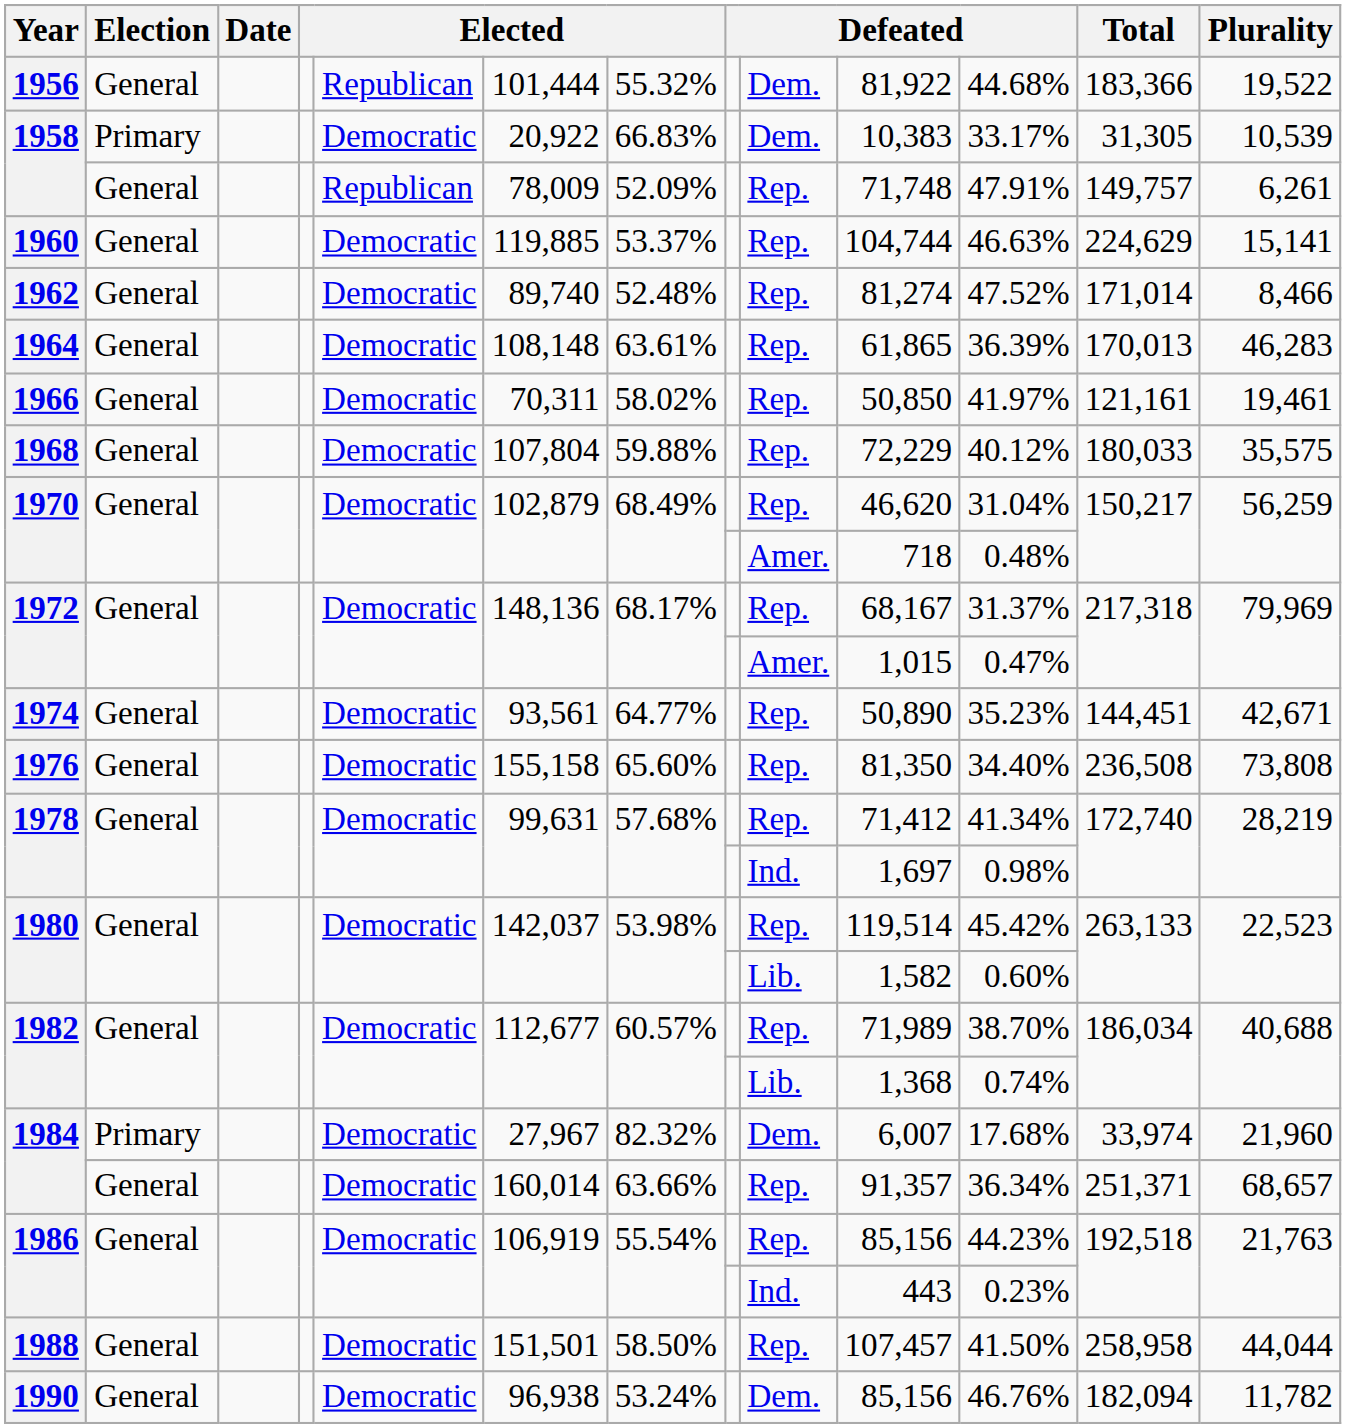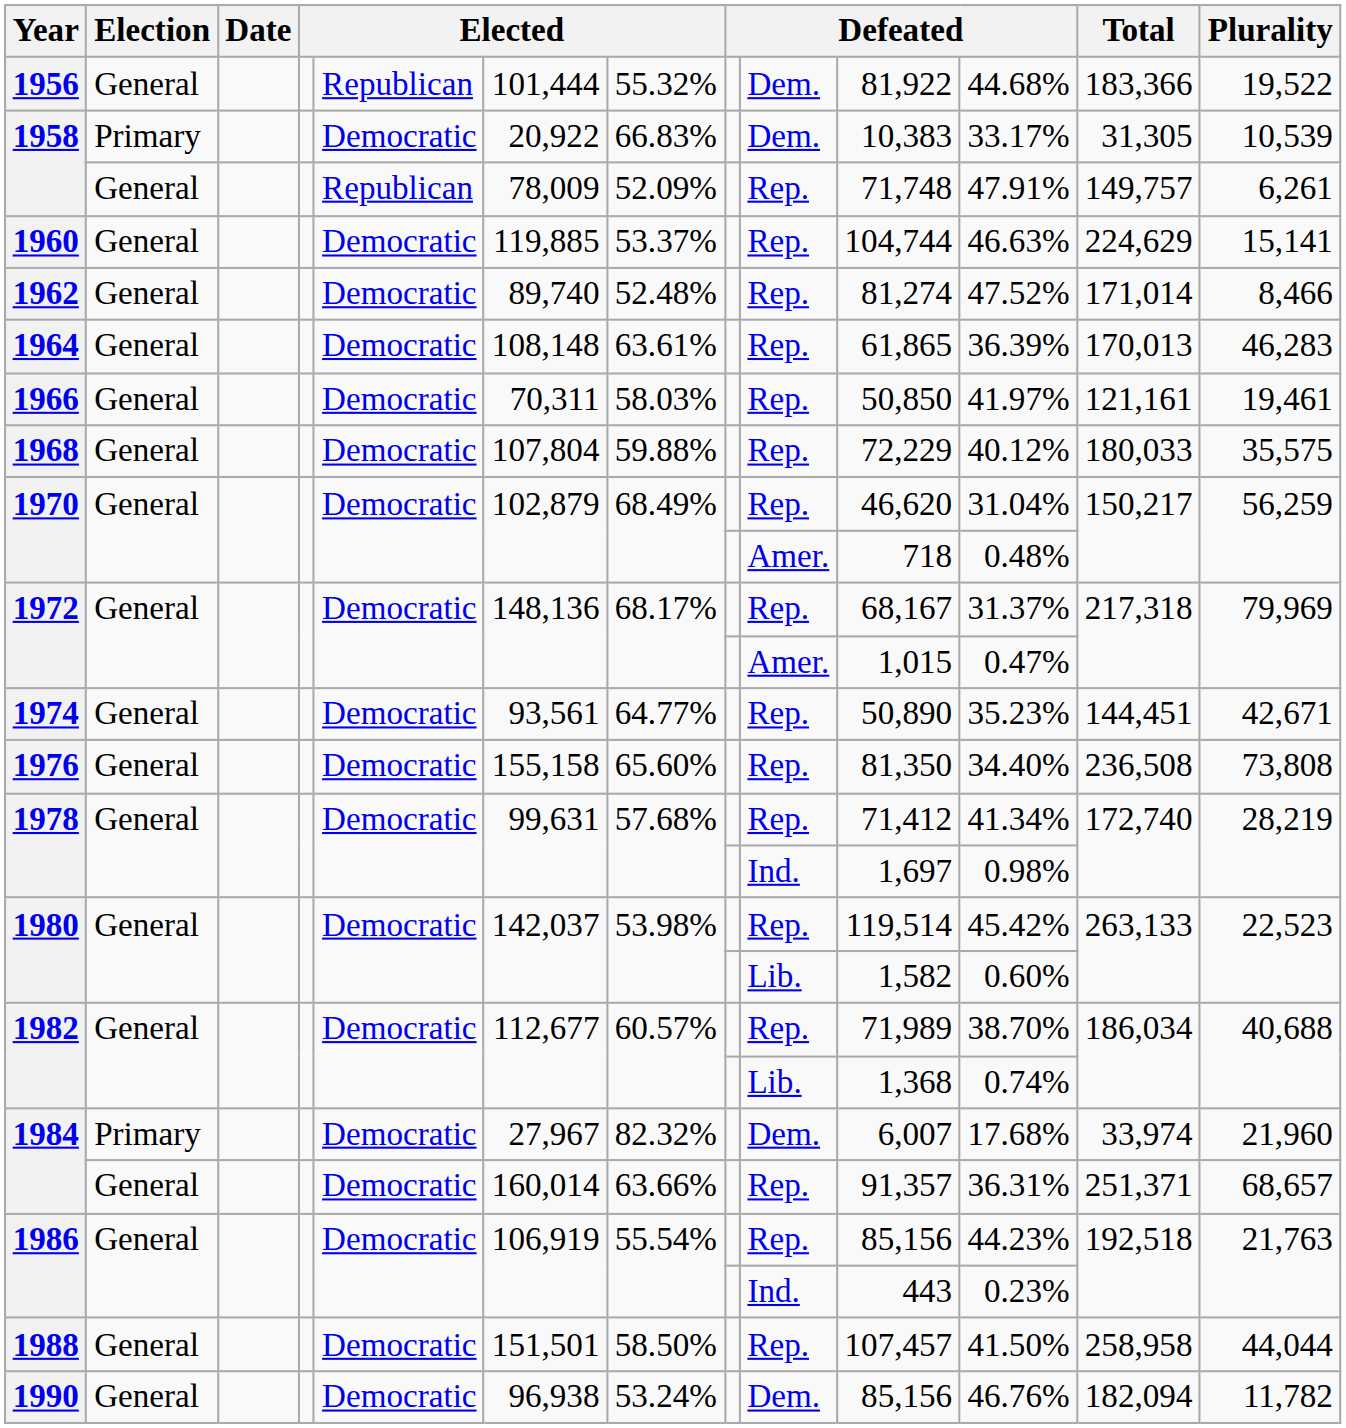(666, 398) 58.02% -> (666, 398) 58.03%
(1018, 1186) 36.34% -> (1018, 1186) 36.31%
